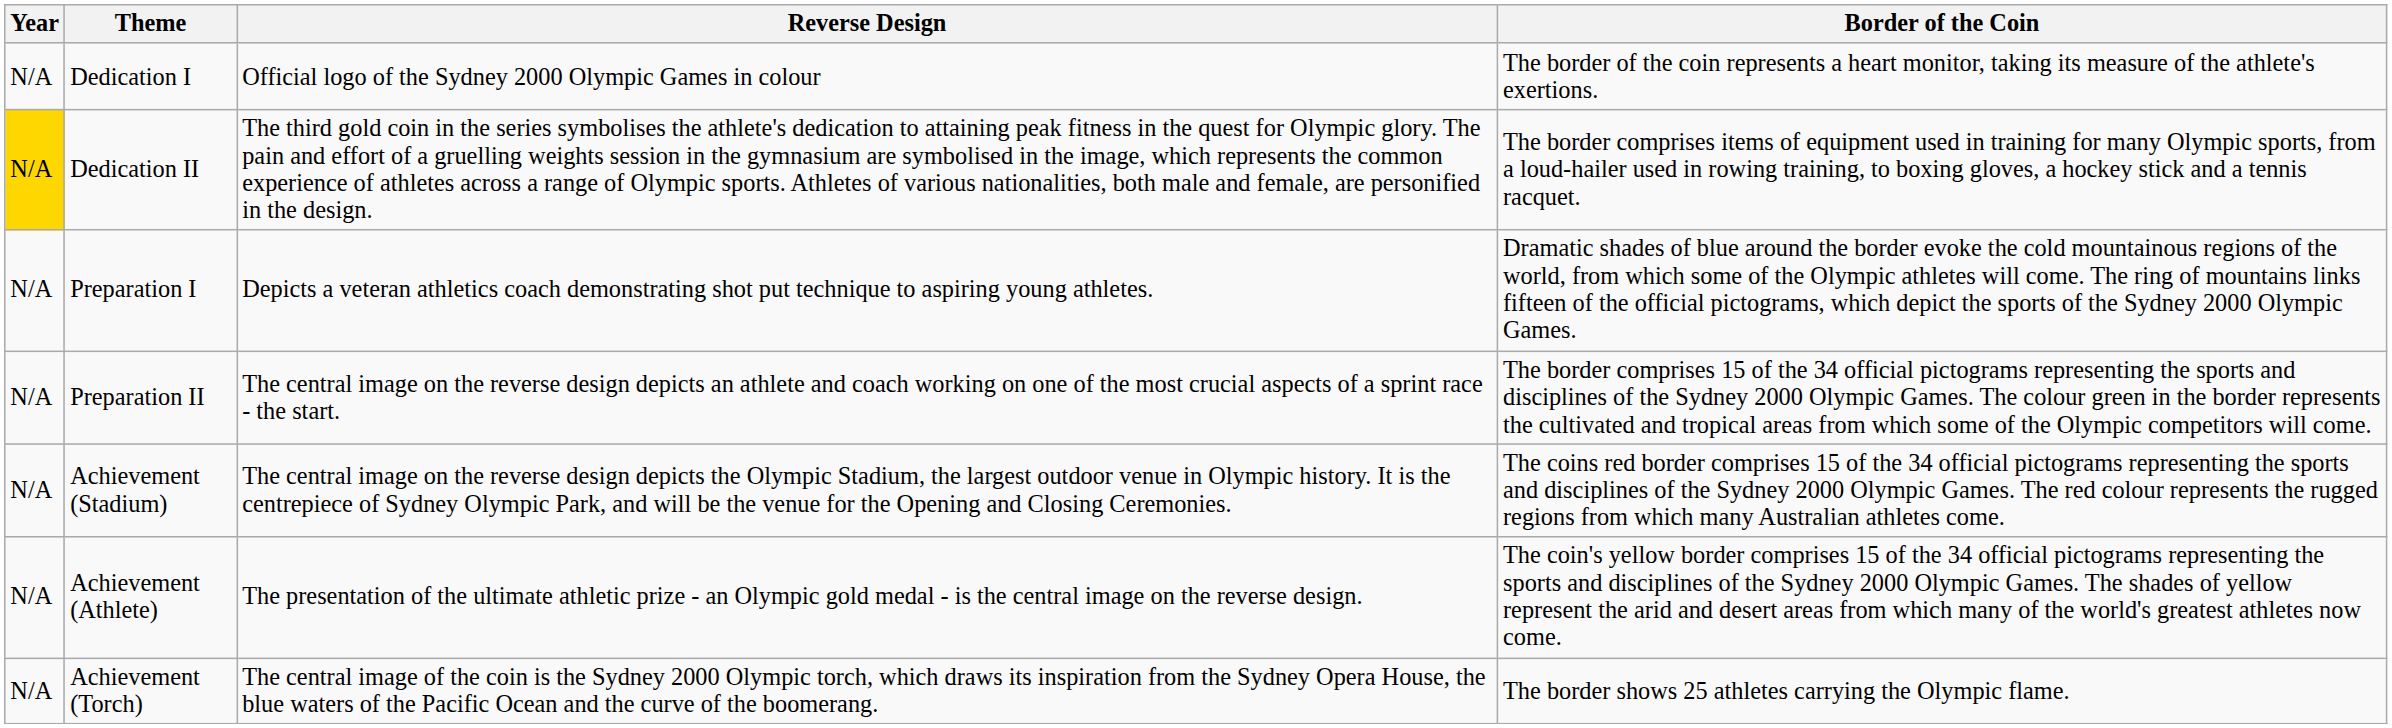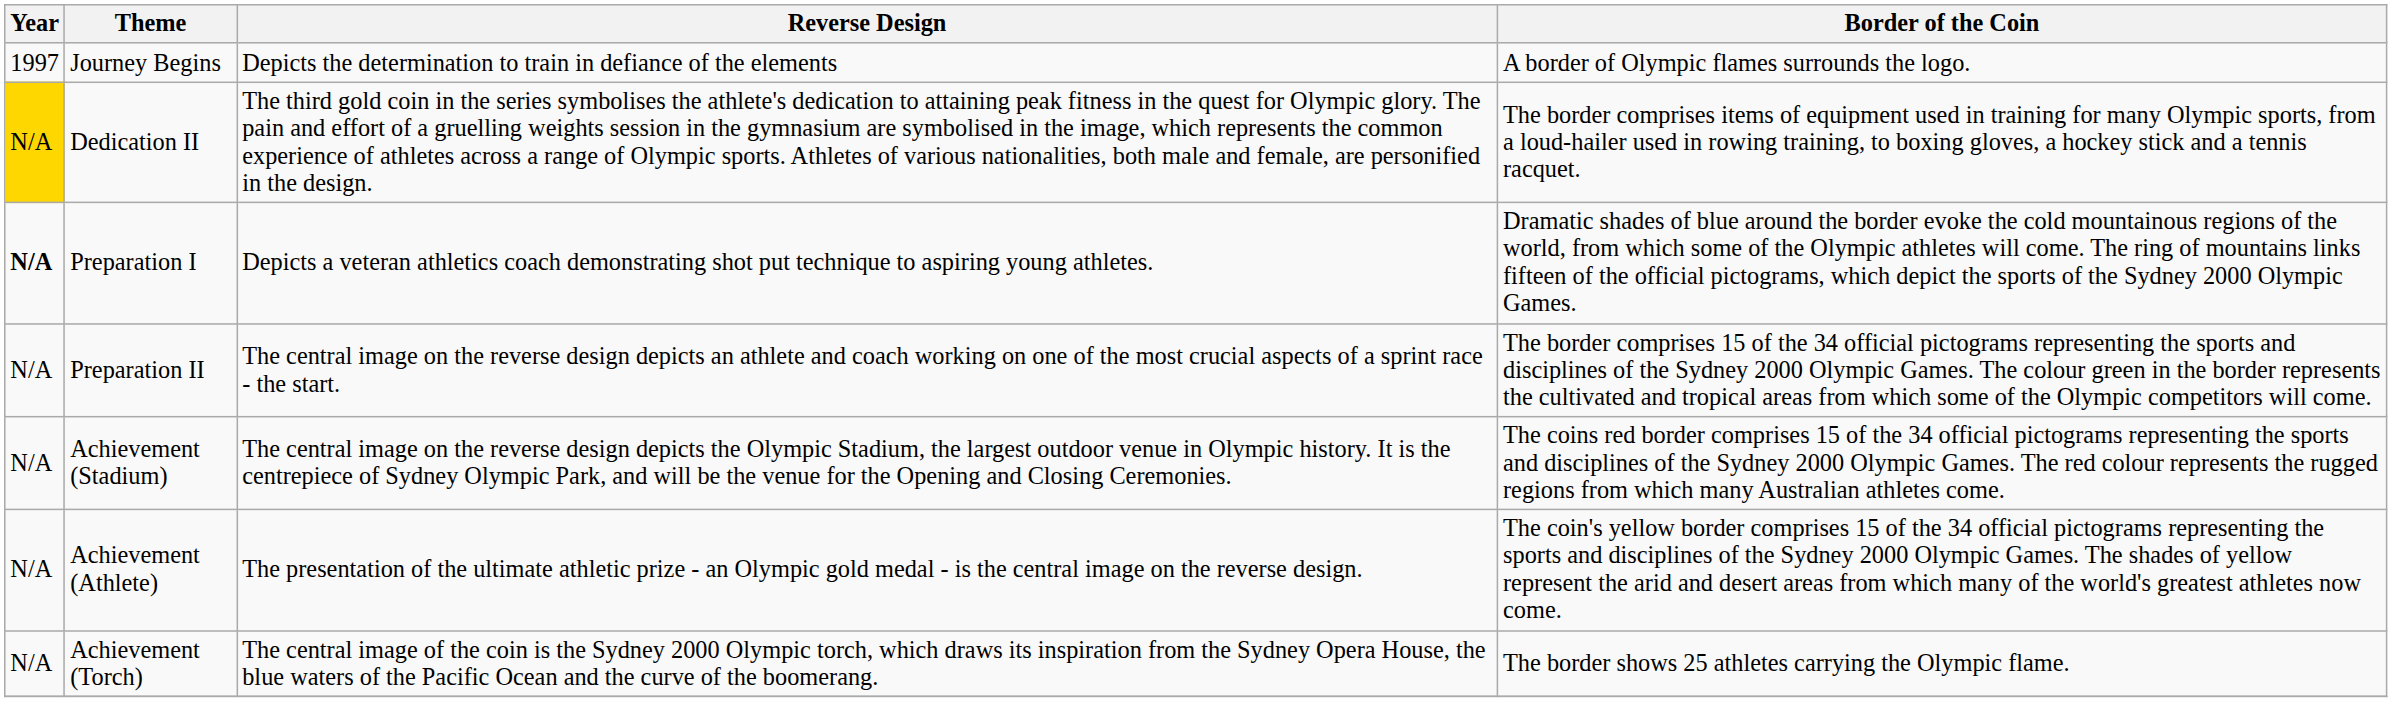+ row: (146, 62)
- row: (131, 76)
(31, 289) normal -> (31, 262) bold
